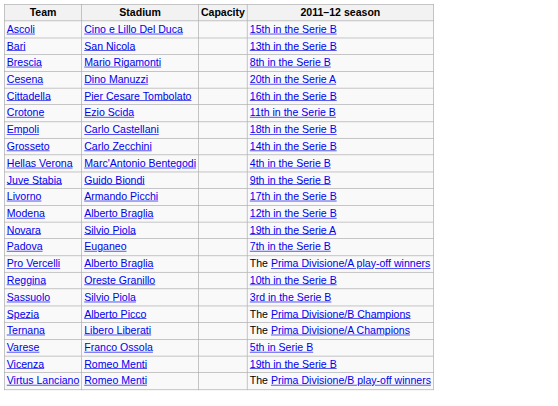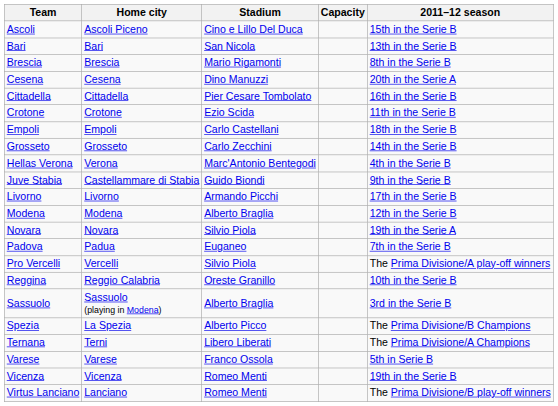+ column: (142, 12)
(119, 264) Alberto Braglia -> (230, 264) Silvio Piola
(110, 297) Silvio Piola -> (239, 303) Alberto Braglia
